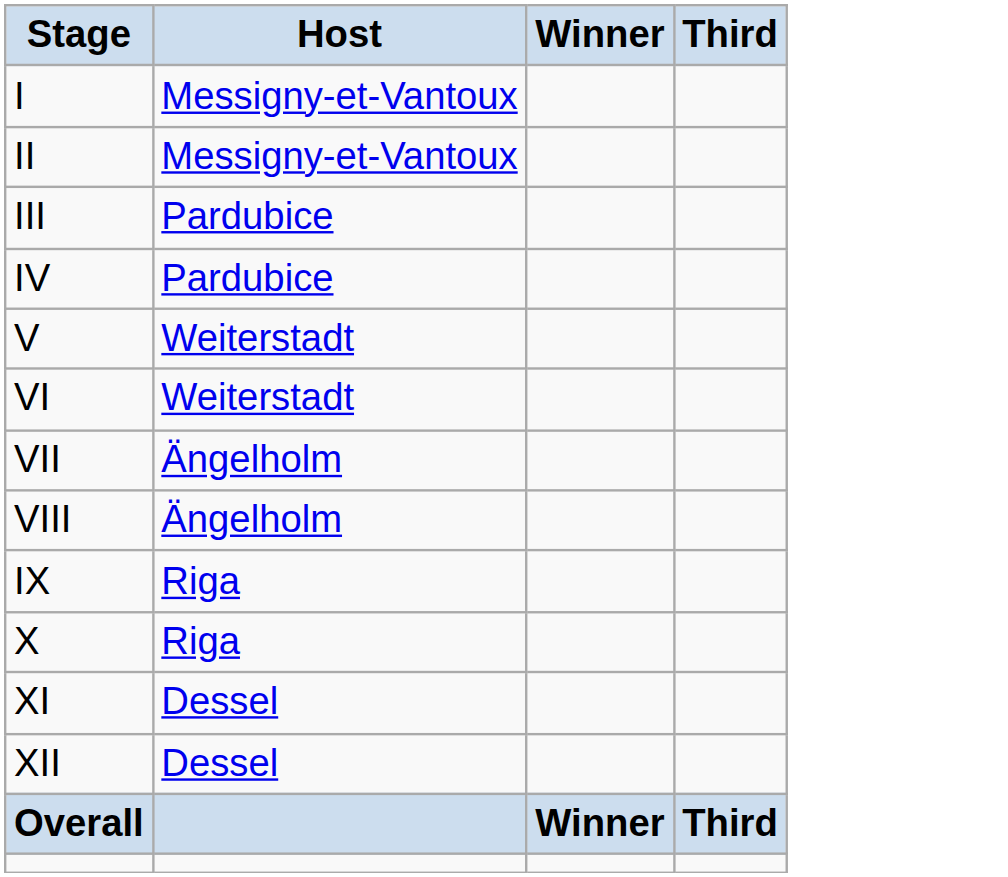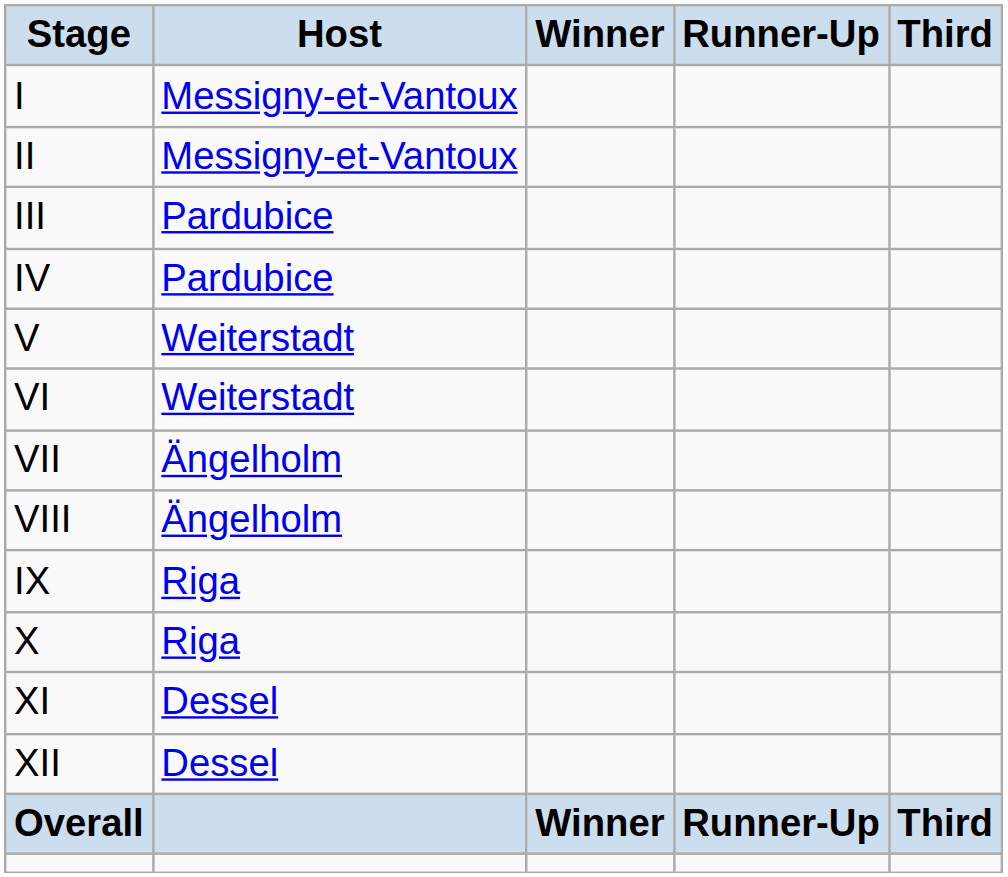+ column: (781, 34)
